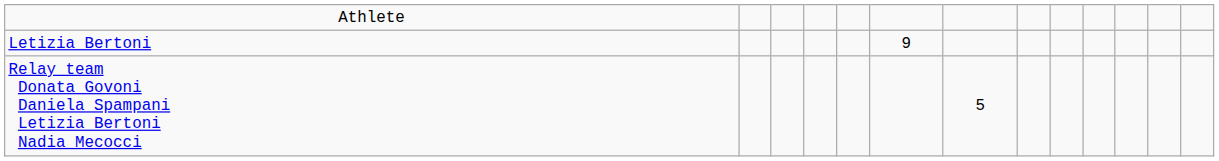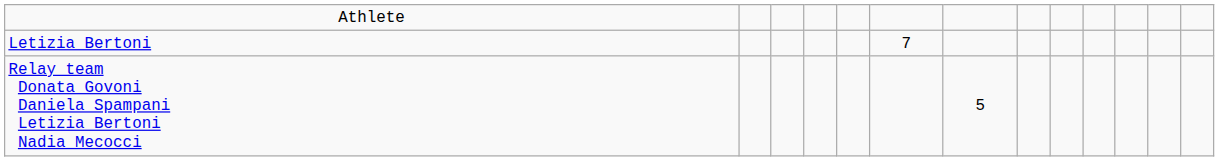(906, 43) 9 -> (906, 43) 7
